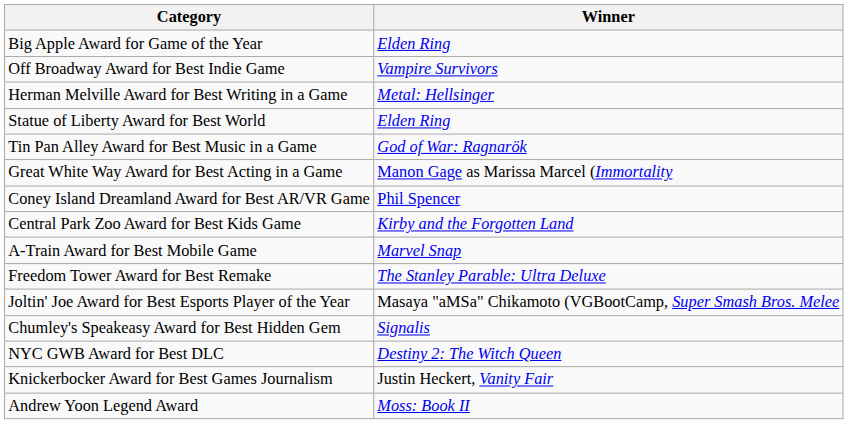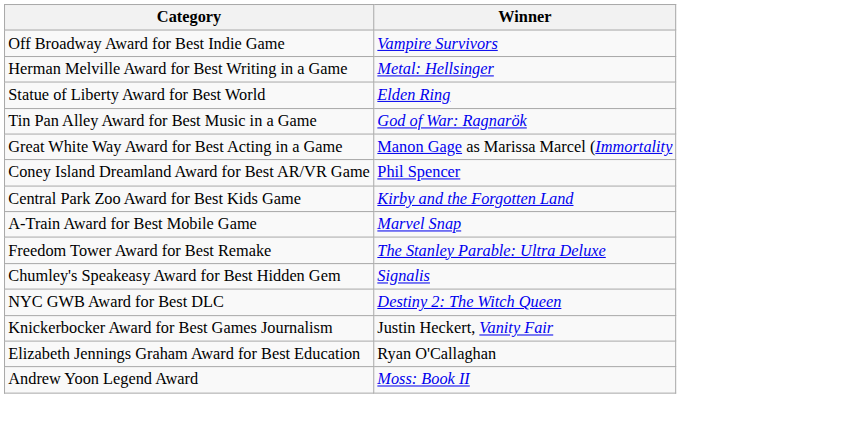- row: (135, 43)
- row: (179, 302)
+ row: (184, 353)
